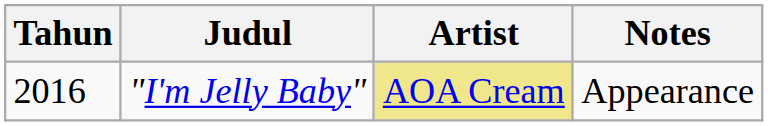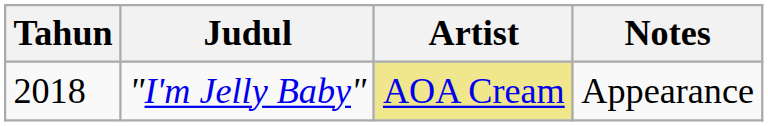(50, 90) 2016 -> (50, 90) 2018
